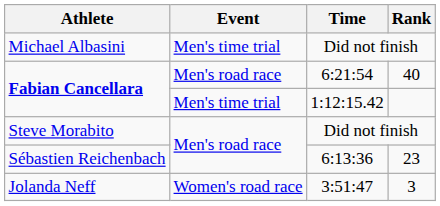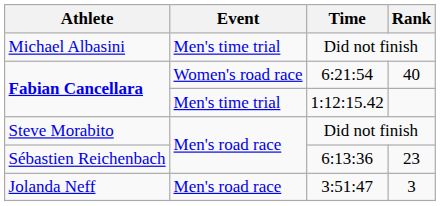(227, 74) Men's road race -> (238, 74) Women's road race
(238, 187) Women's road race -> (227, 187) Men's road race
